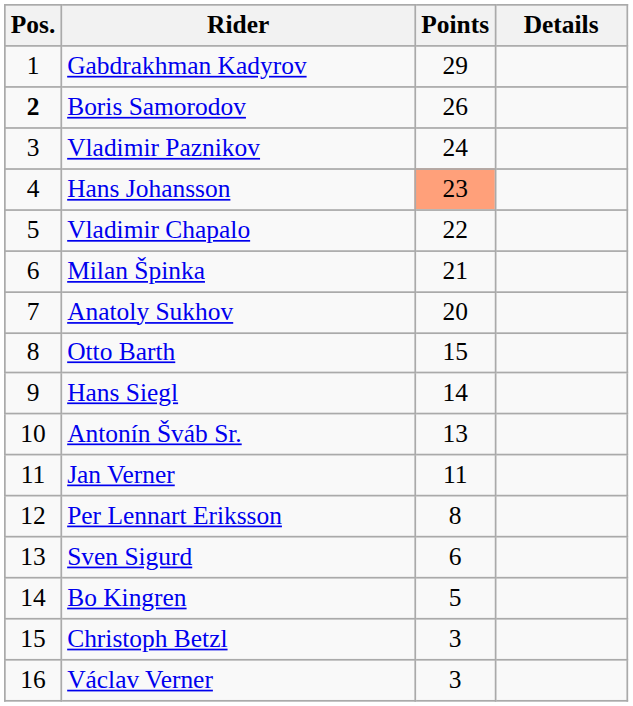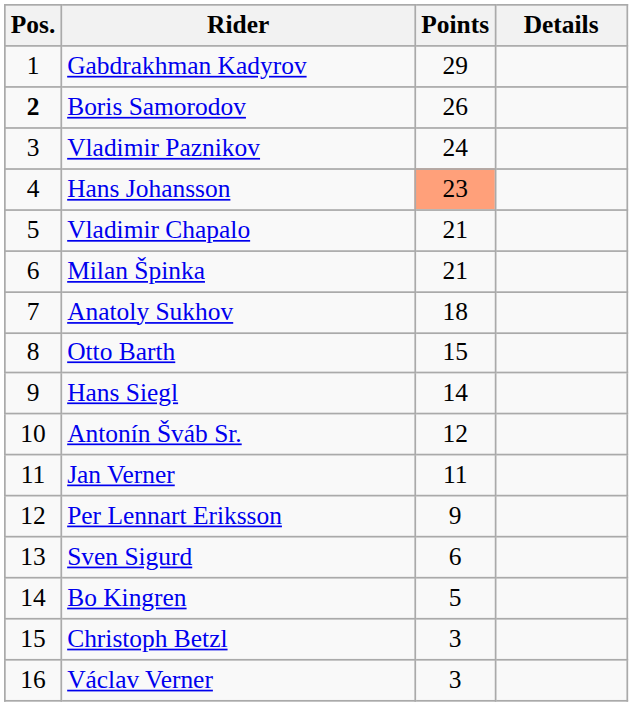(455, 229) 22 -> (455, 229) 21
(455, 311) 20 -> (455, 311) 18
(455, 434) 13 -> (455, 434) 12
(455, 516) 8 -> (455, 516) 9
